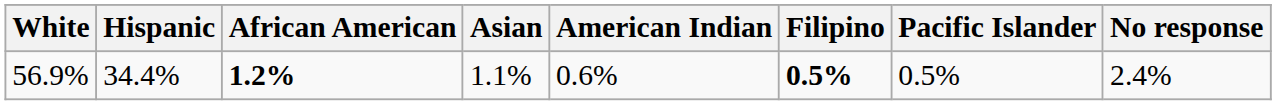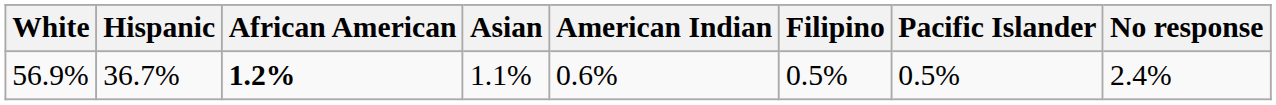(141, 74) 34.4% -> (141, 74) 36.7%
(819, 74) bold -> (817, 74) normal
